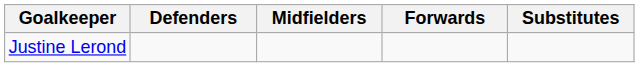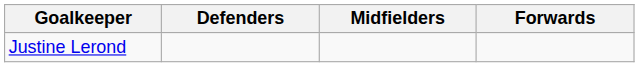- column: (571, 18)
